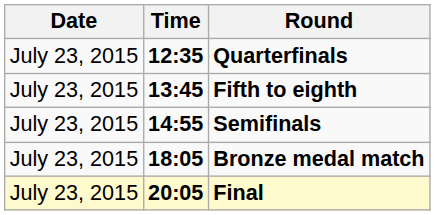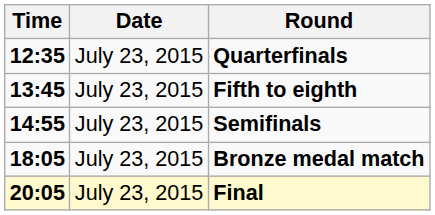columns swapped: (74, 21) <-> (176, 21)
